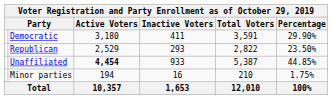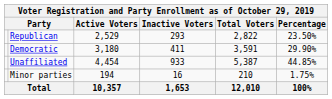rows swapped: (34, 37) <-> (34, 50)
(107, 62) bold -> (107, 62) normal
